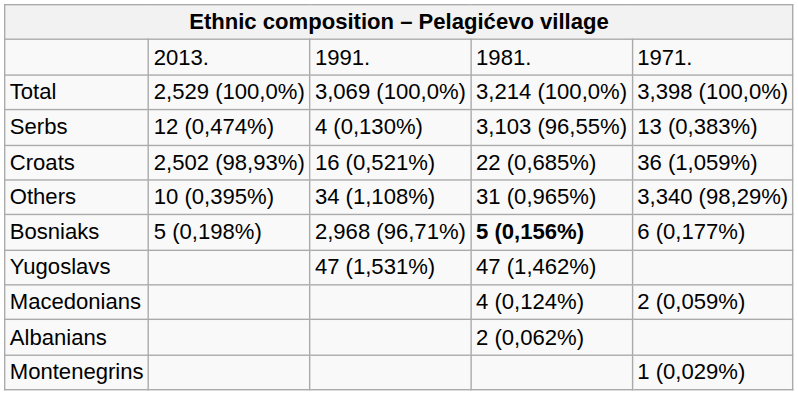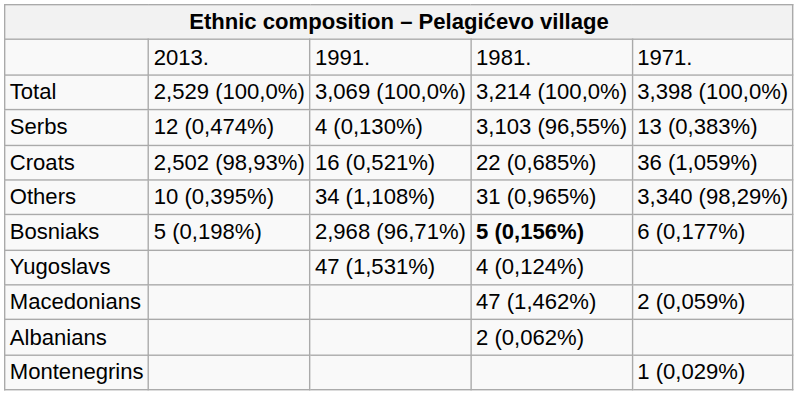(536, 267) 47 (1,462%) -> (530, 267) 4 (0,124%)
(530, 302) 4 (0,124%) -> (536, 302) 47 (1,462%)
